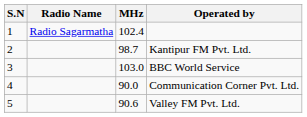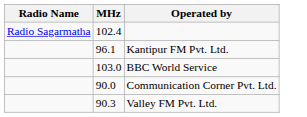- column: (16, 13)
(128, 49) 98.7 -> (106, 49) 96.1
(128, 103) 90.6 -> (106, 103) 90.3
